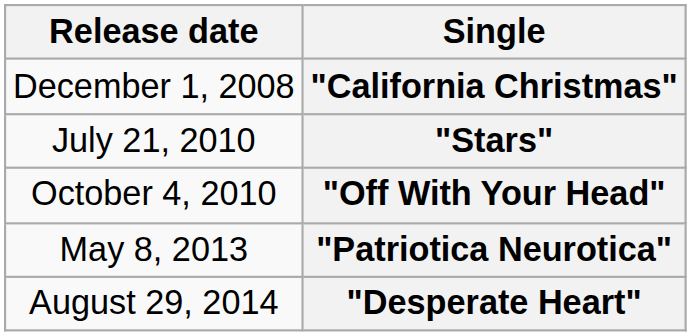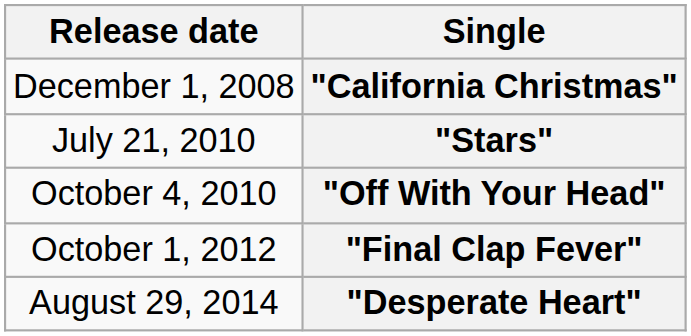+ row: (494, 248)
- row: (494, 248)
